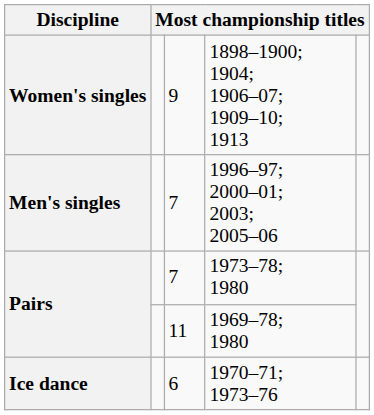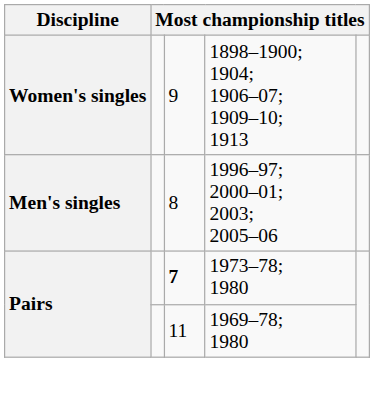(173, 202) 7 -> (173, 202) 8
(173, 277) normal -> (173, 277) bold
- row: (246, 383)
